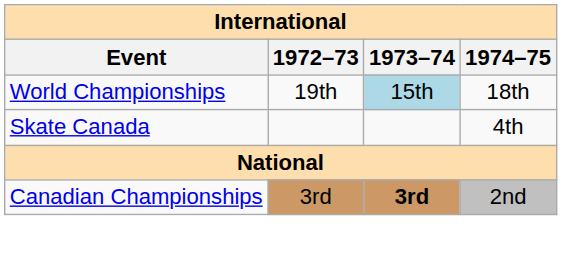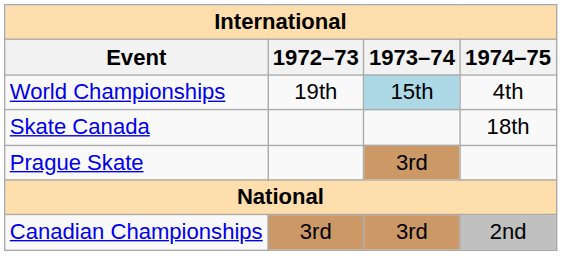(508, 92) 18th -> (508, 92) 4th
(508, 127) 4th -> (508, 127) 18th
+ row: (77, 162)
(412, 197) bold -> (412, 232) normal
